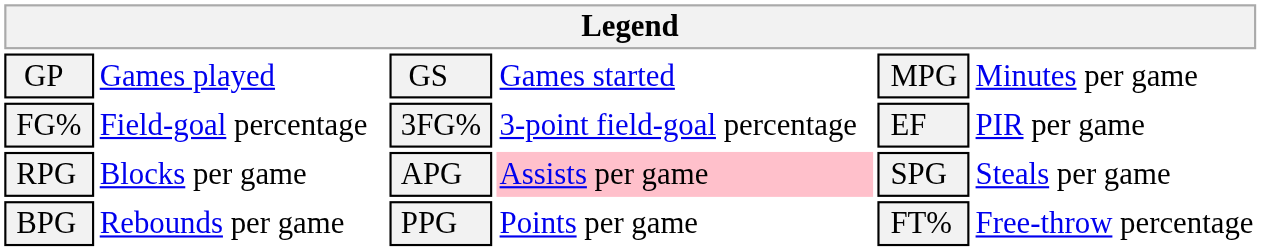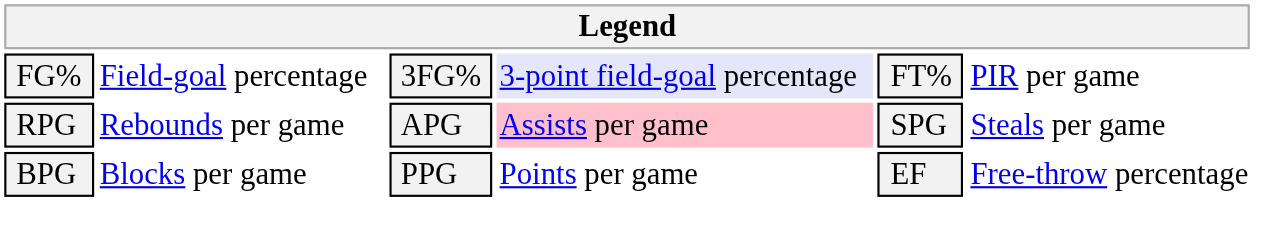- row: (36, 75)
(678, 124) no background -> (678, 75) lavender background
(908, 124) EF -> (921, 75) FT%
(203, 173) Blocks per game -> (222, 124) Rebounds per game
(222, 223) Rebounds per game -> (203, 173) Blocks per game
(921, 223) FT% -> (908, 173) EF
